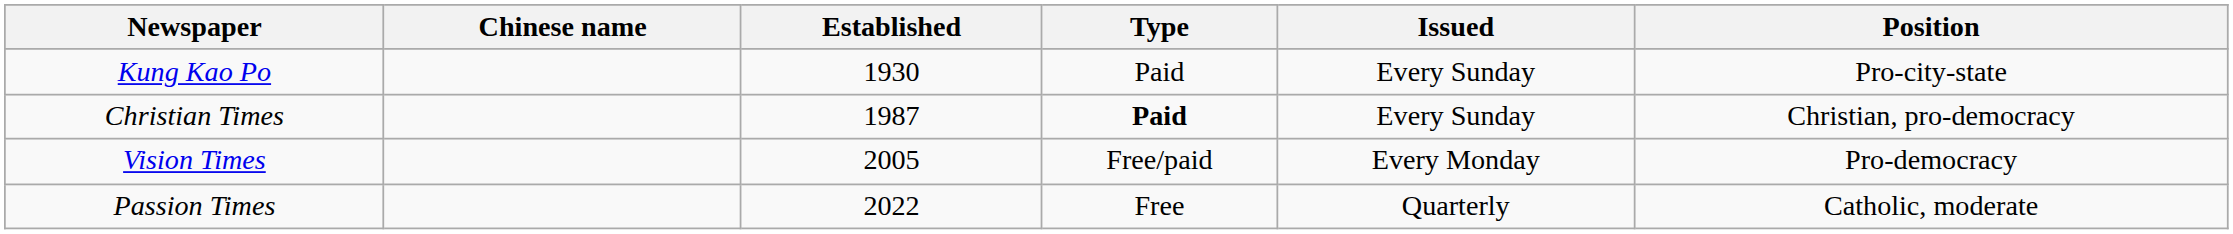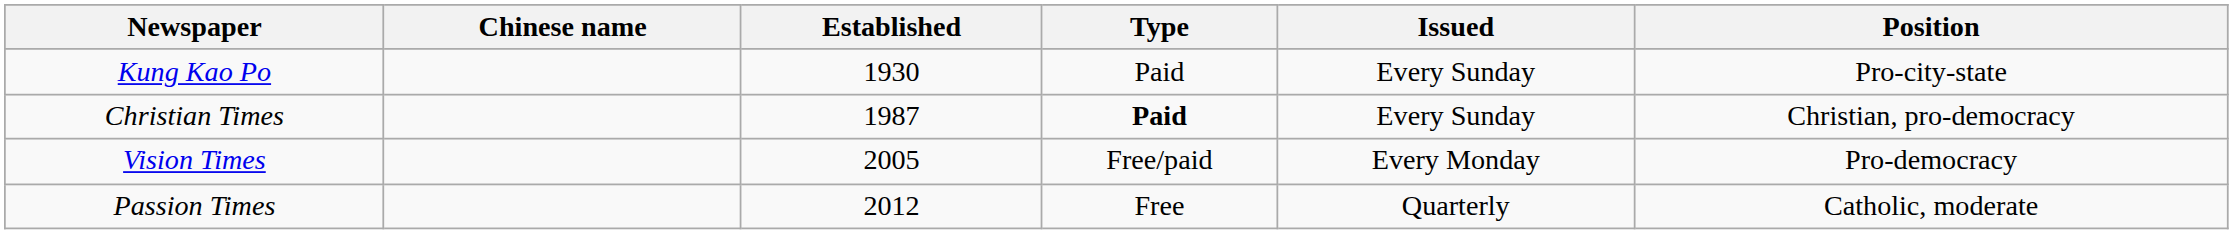(892, 205) 2022 -> (892, 205) 2012
